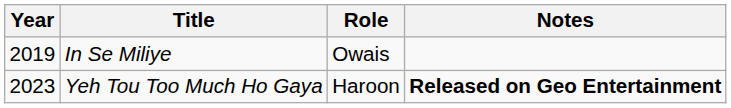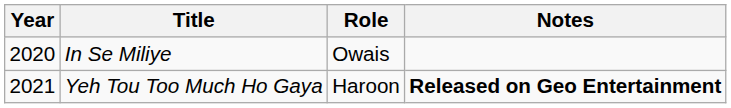(32, 53) 2019 -> (32, 53) 2020
(32, 86) 2023 -> (32, 86) 2021
